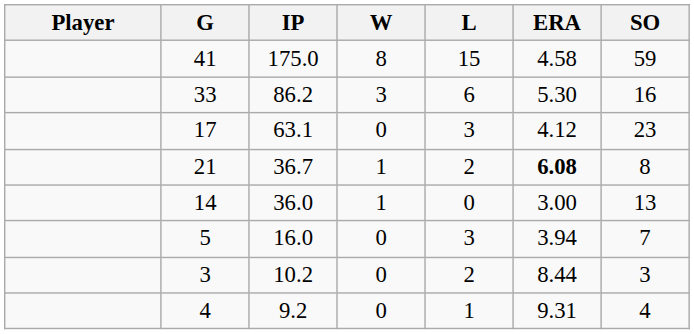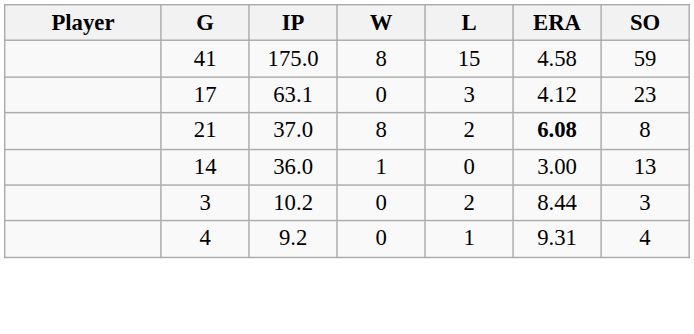- row: (205, 94)
(293, 166) 36.7 -> (293, 130) 37.0
(381, 166) 1 -> (381, 130) 8
- row: (205, 238)
